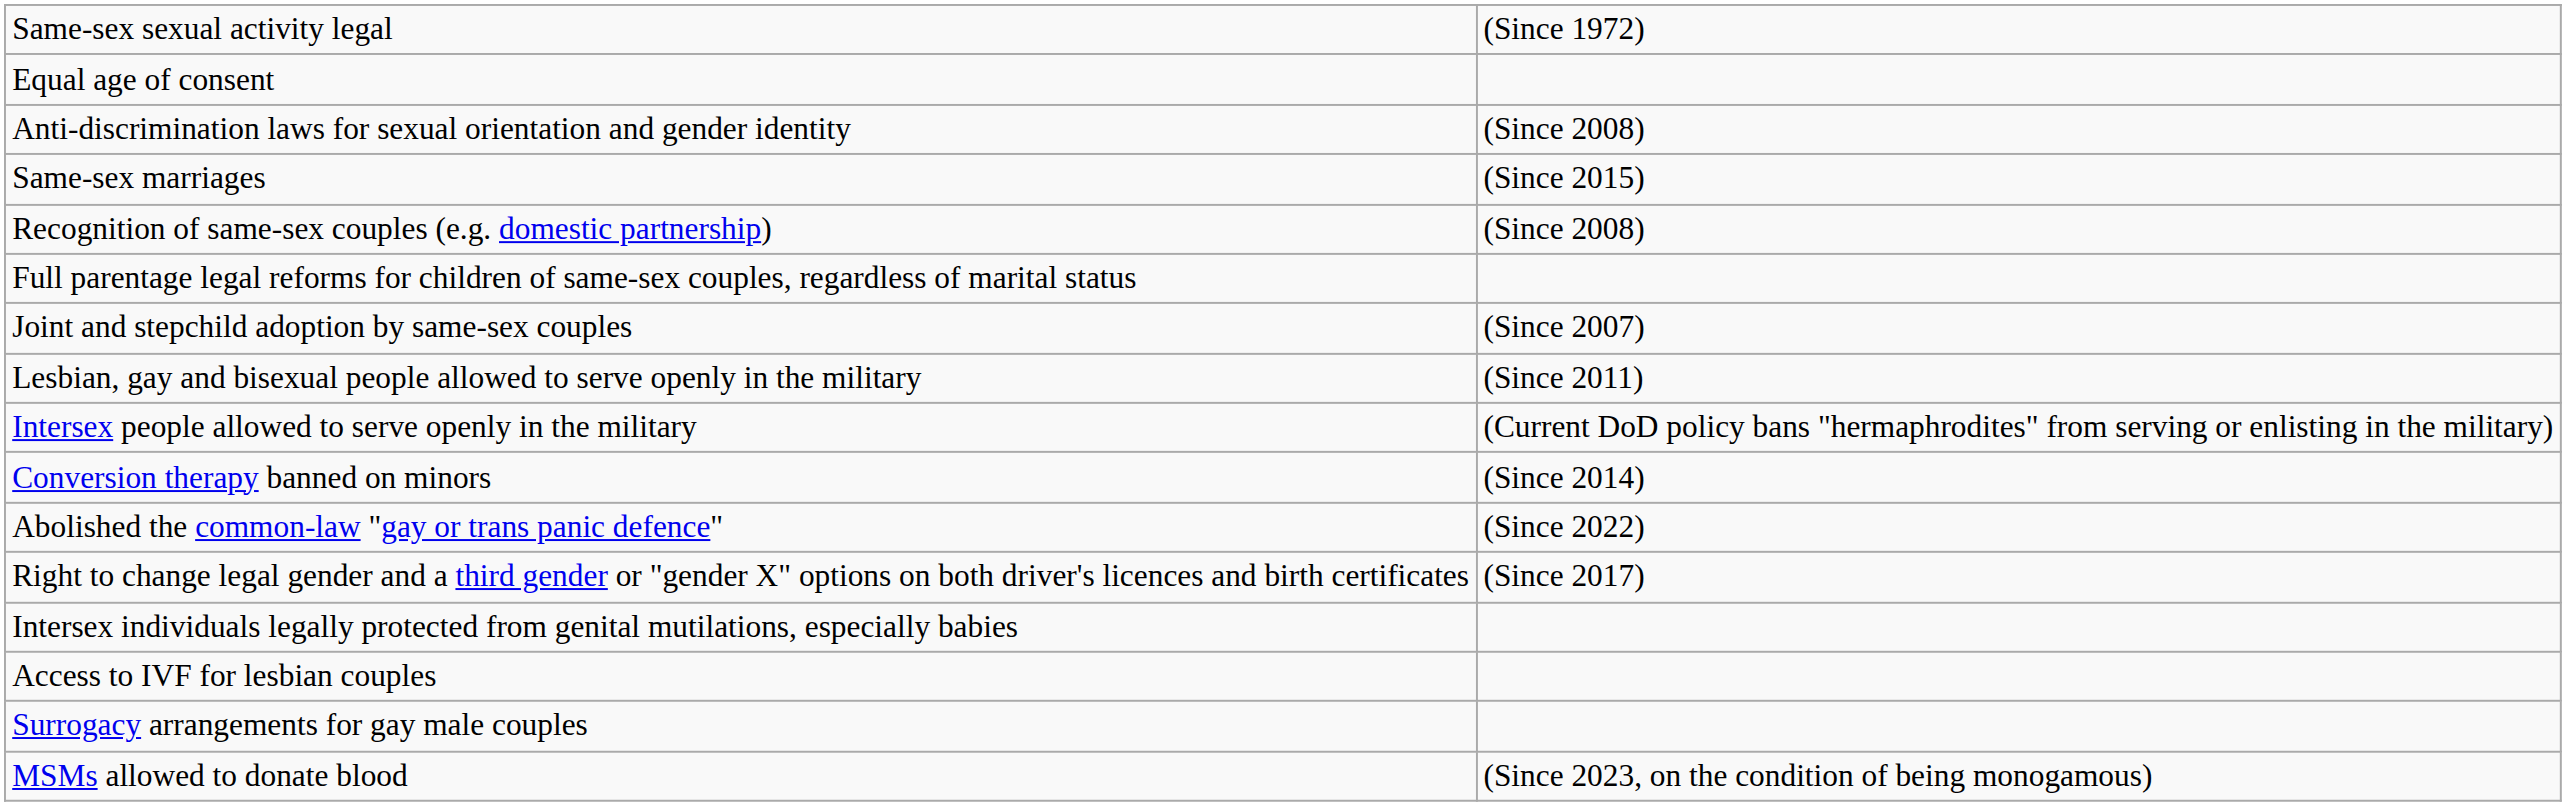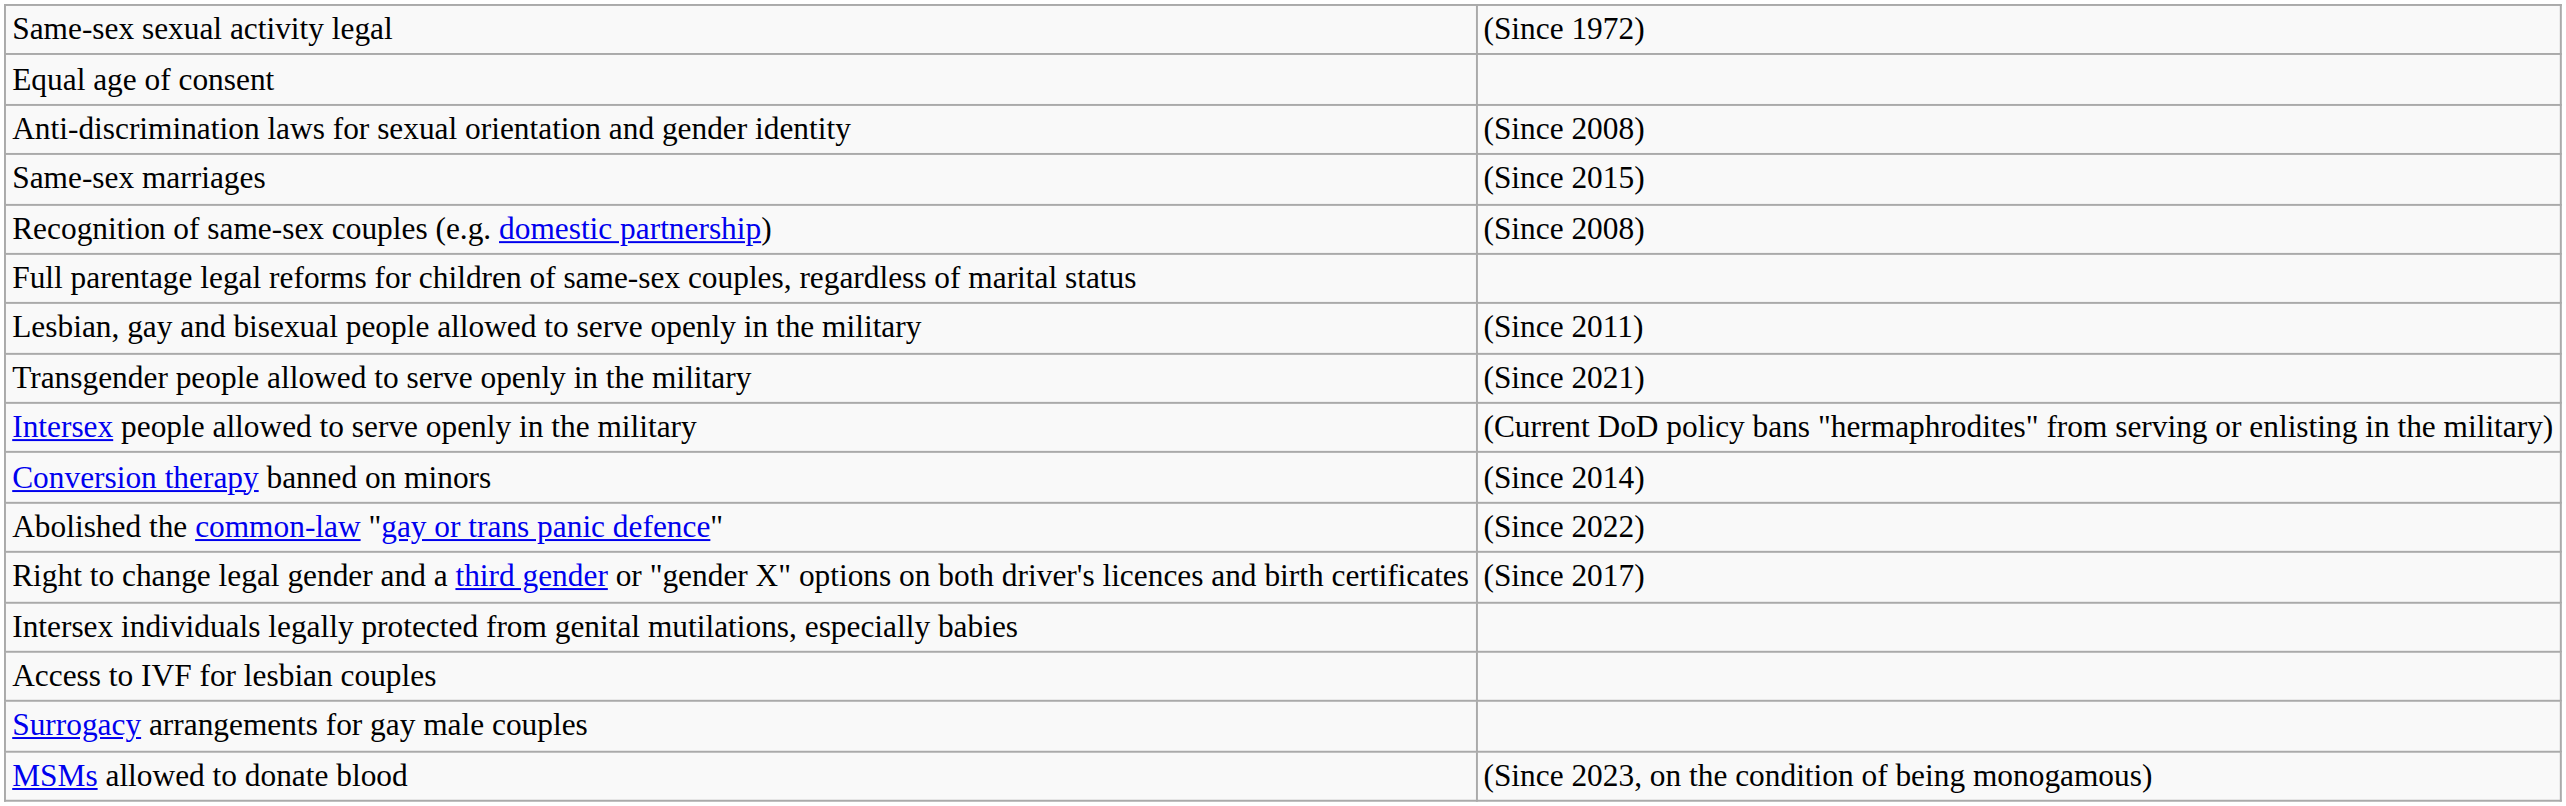- row: (322, 327)
+ row: (382, 377)
